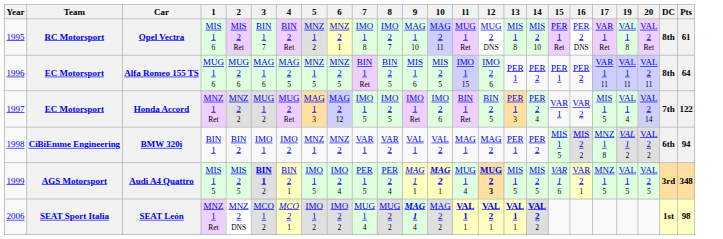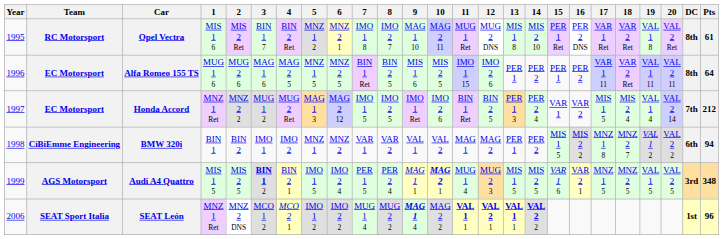+ column: (628, 11)
(686, 108) 122 -> (709, 108) 212
(491, 180) bold -> (491, 180) normal
(686, 216) 98 -> (709, 216) 96
